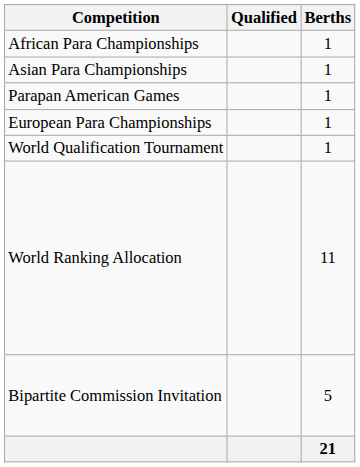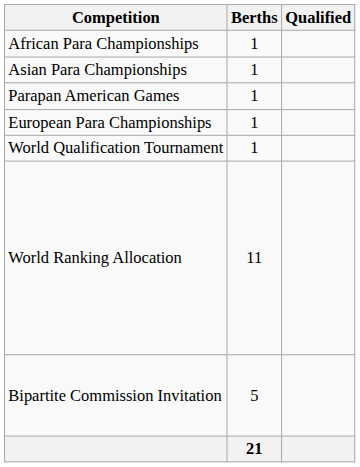columns swapped: (328, 17) <-> (264, 17)
